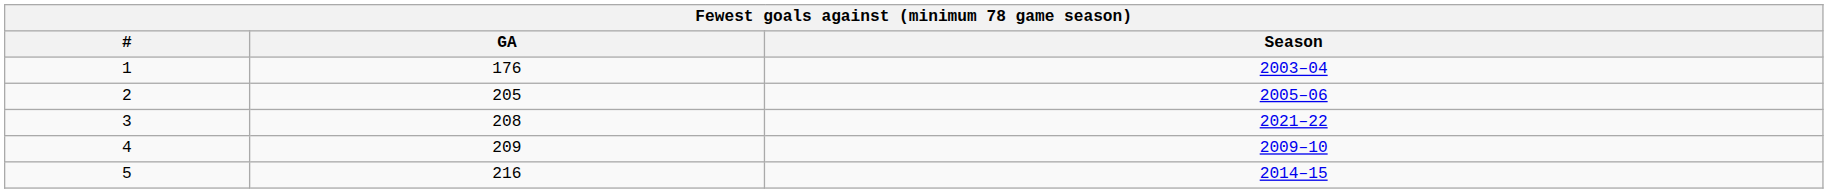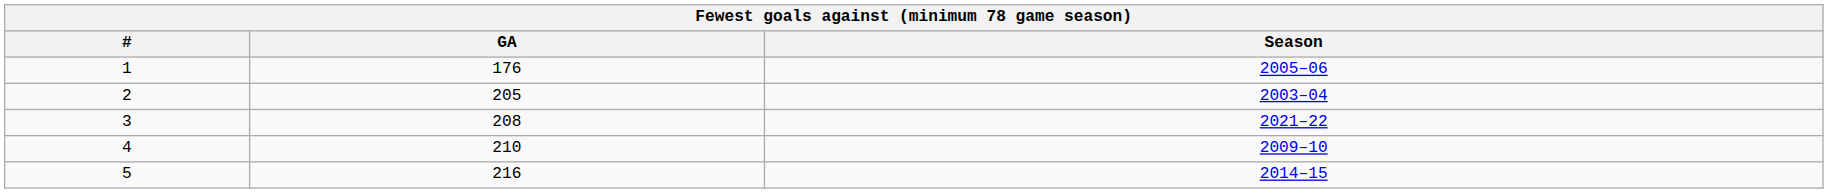(1294, 70) 2003–04 -> (1294, 70) 2005–06
(1294, 96) 2005–06 -> (1294, 96) 2003–04
(507, 149) 209 -> (507, 149) 210
